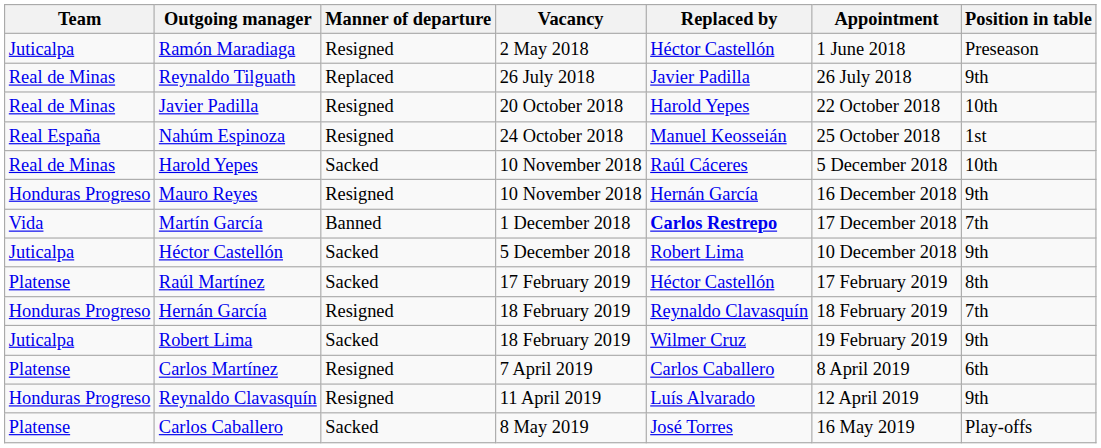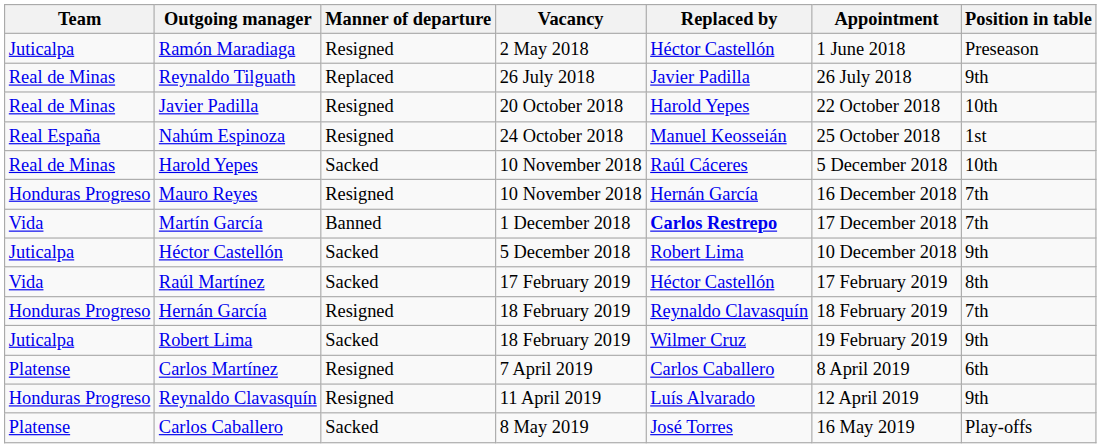(977, 194) 9th -> (977, 194) 7th
(39, 281) Platense -> (26, 281) Vida
